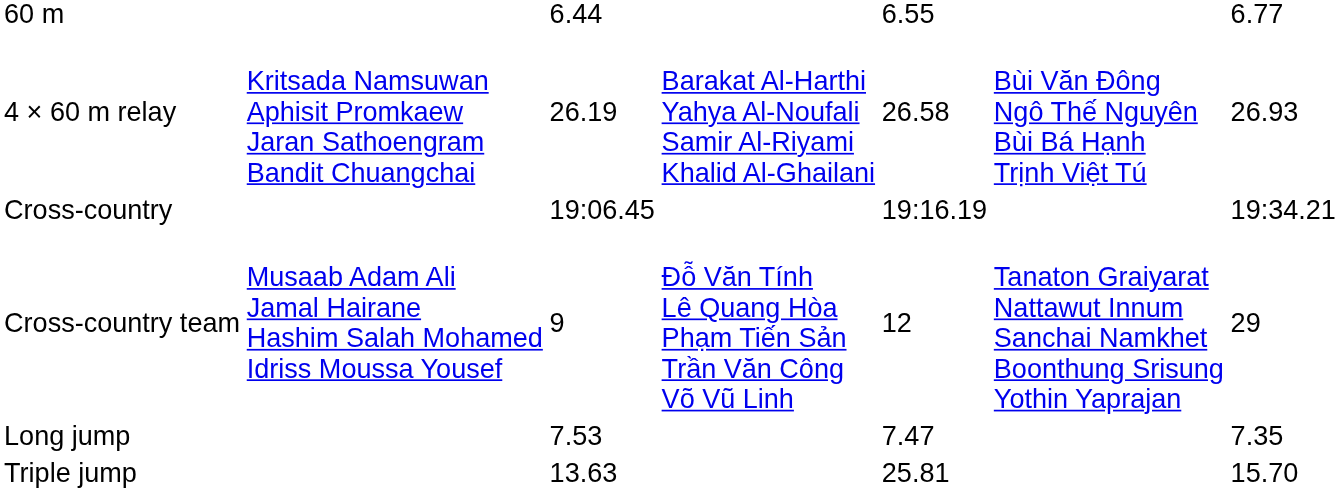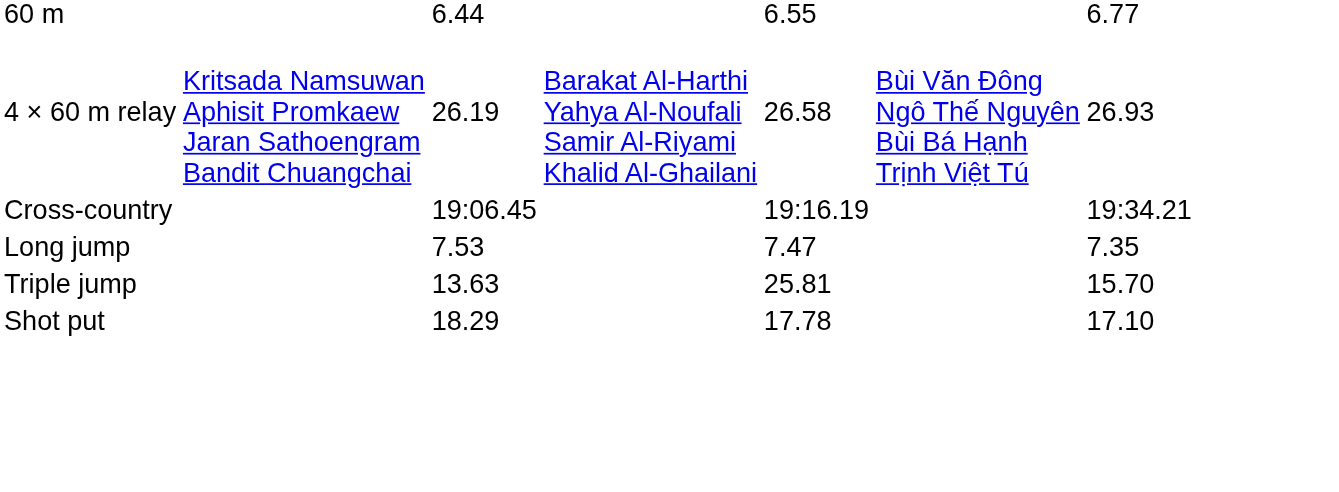- row: (122, 323)
+ row: (54, 321)
